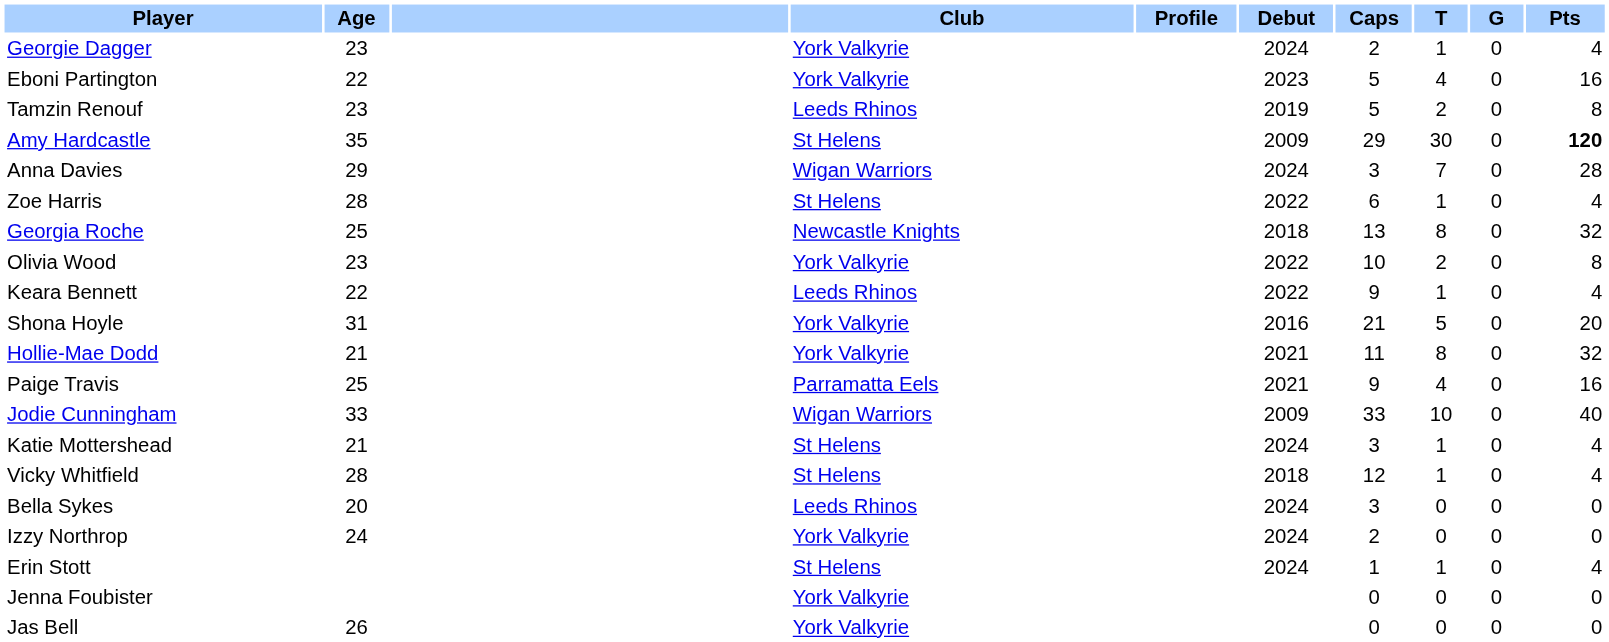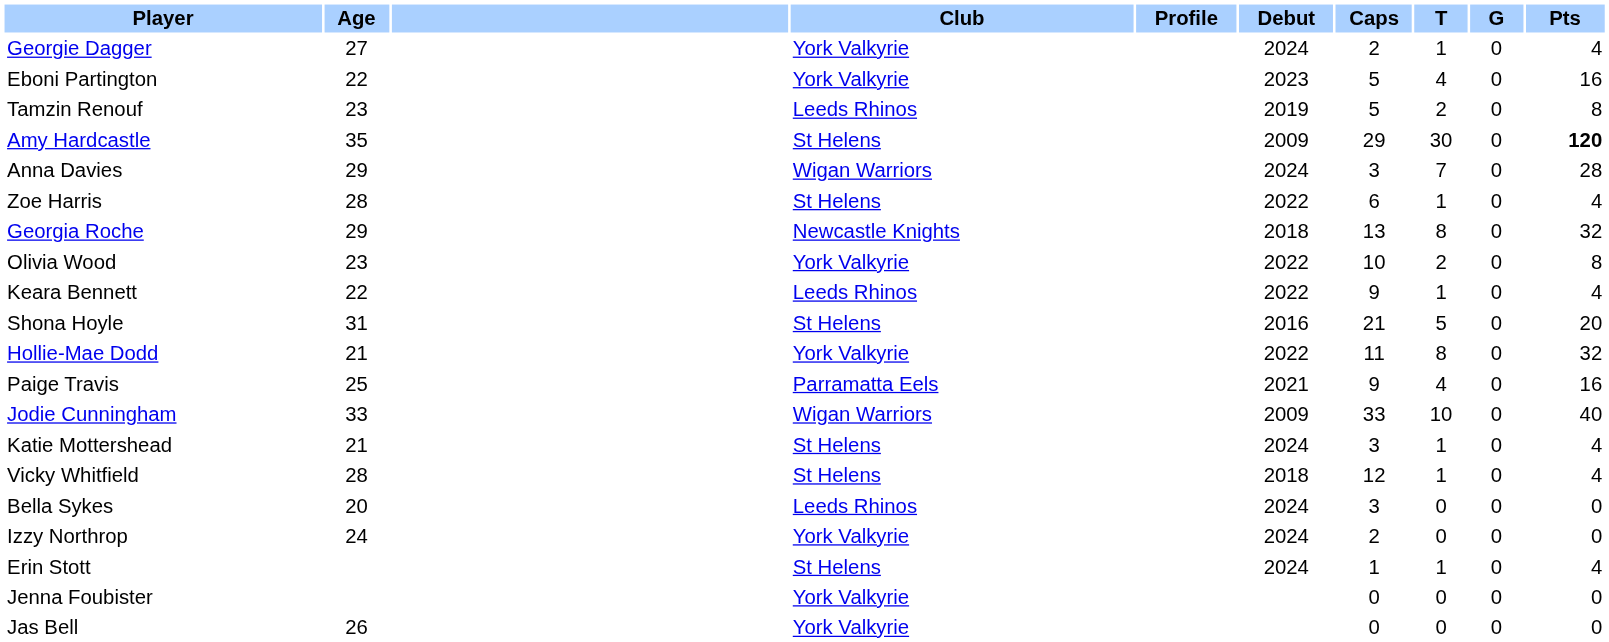(356, 48) 23 -> (356, 48) 27
(356, 231) 25 -> (356, 231) 29
(851, 323) York Valkyrie -> (837, 323) St Helens
(1286, 353) 2021 -> (1286, 353) 2022
